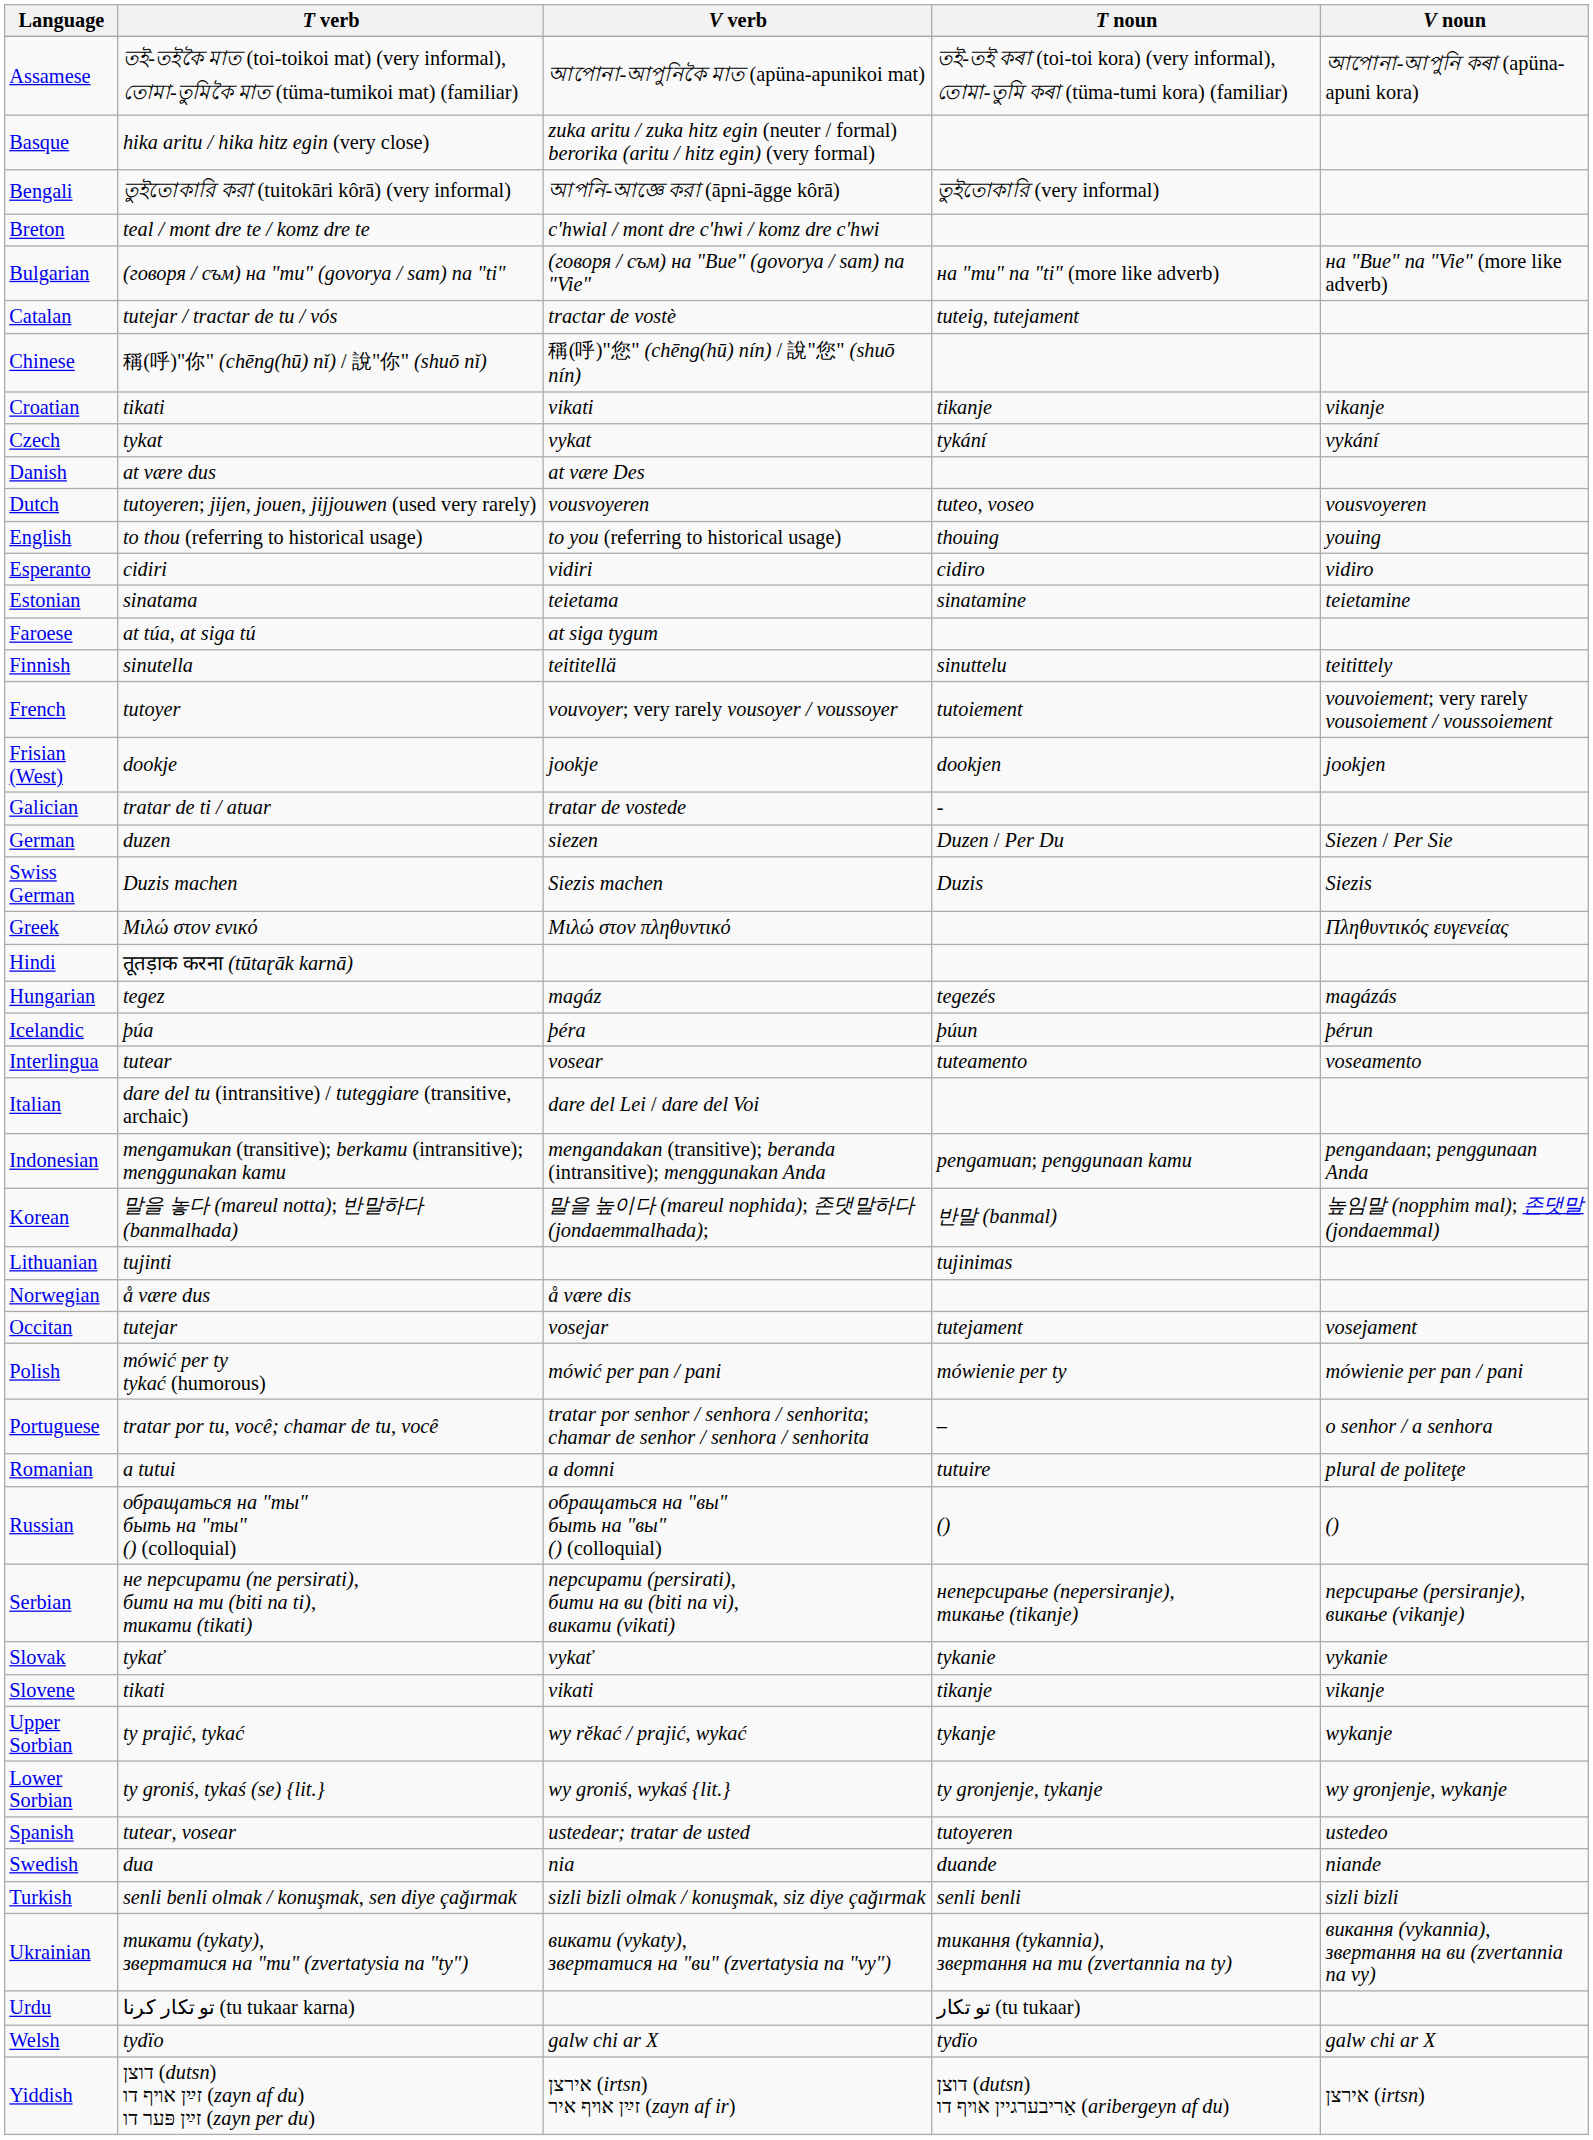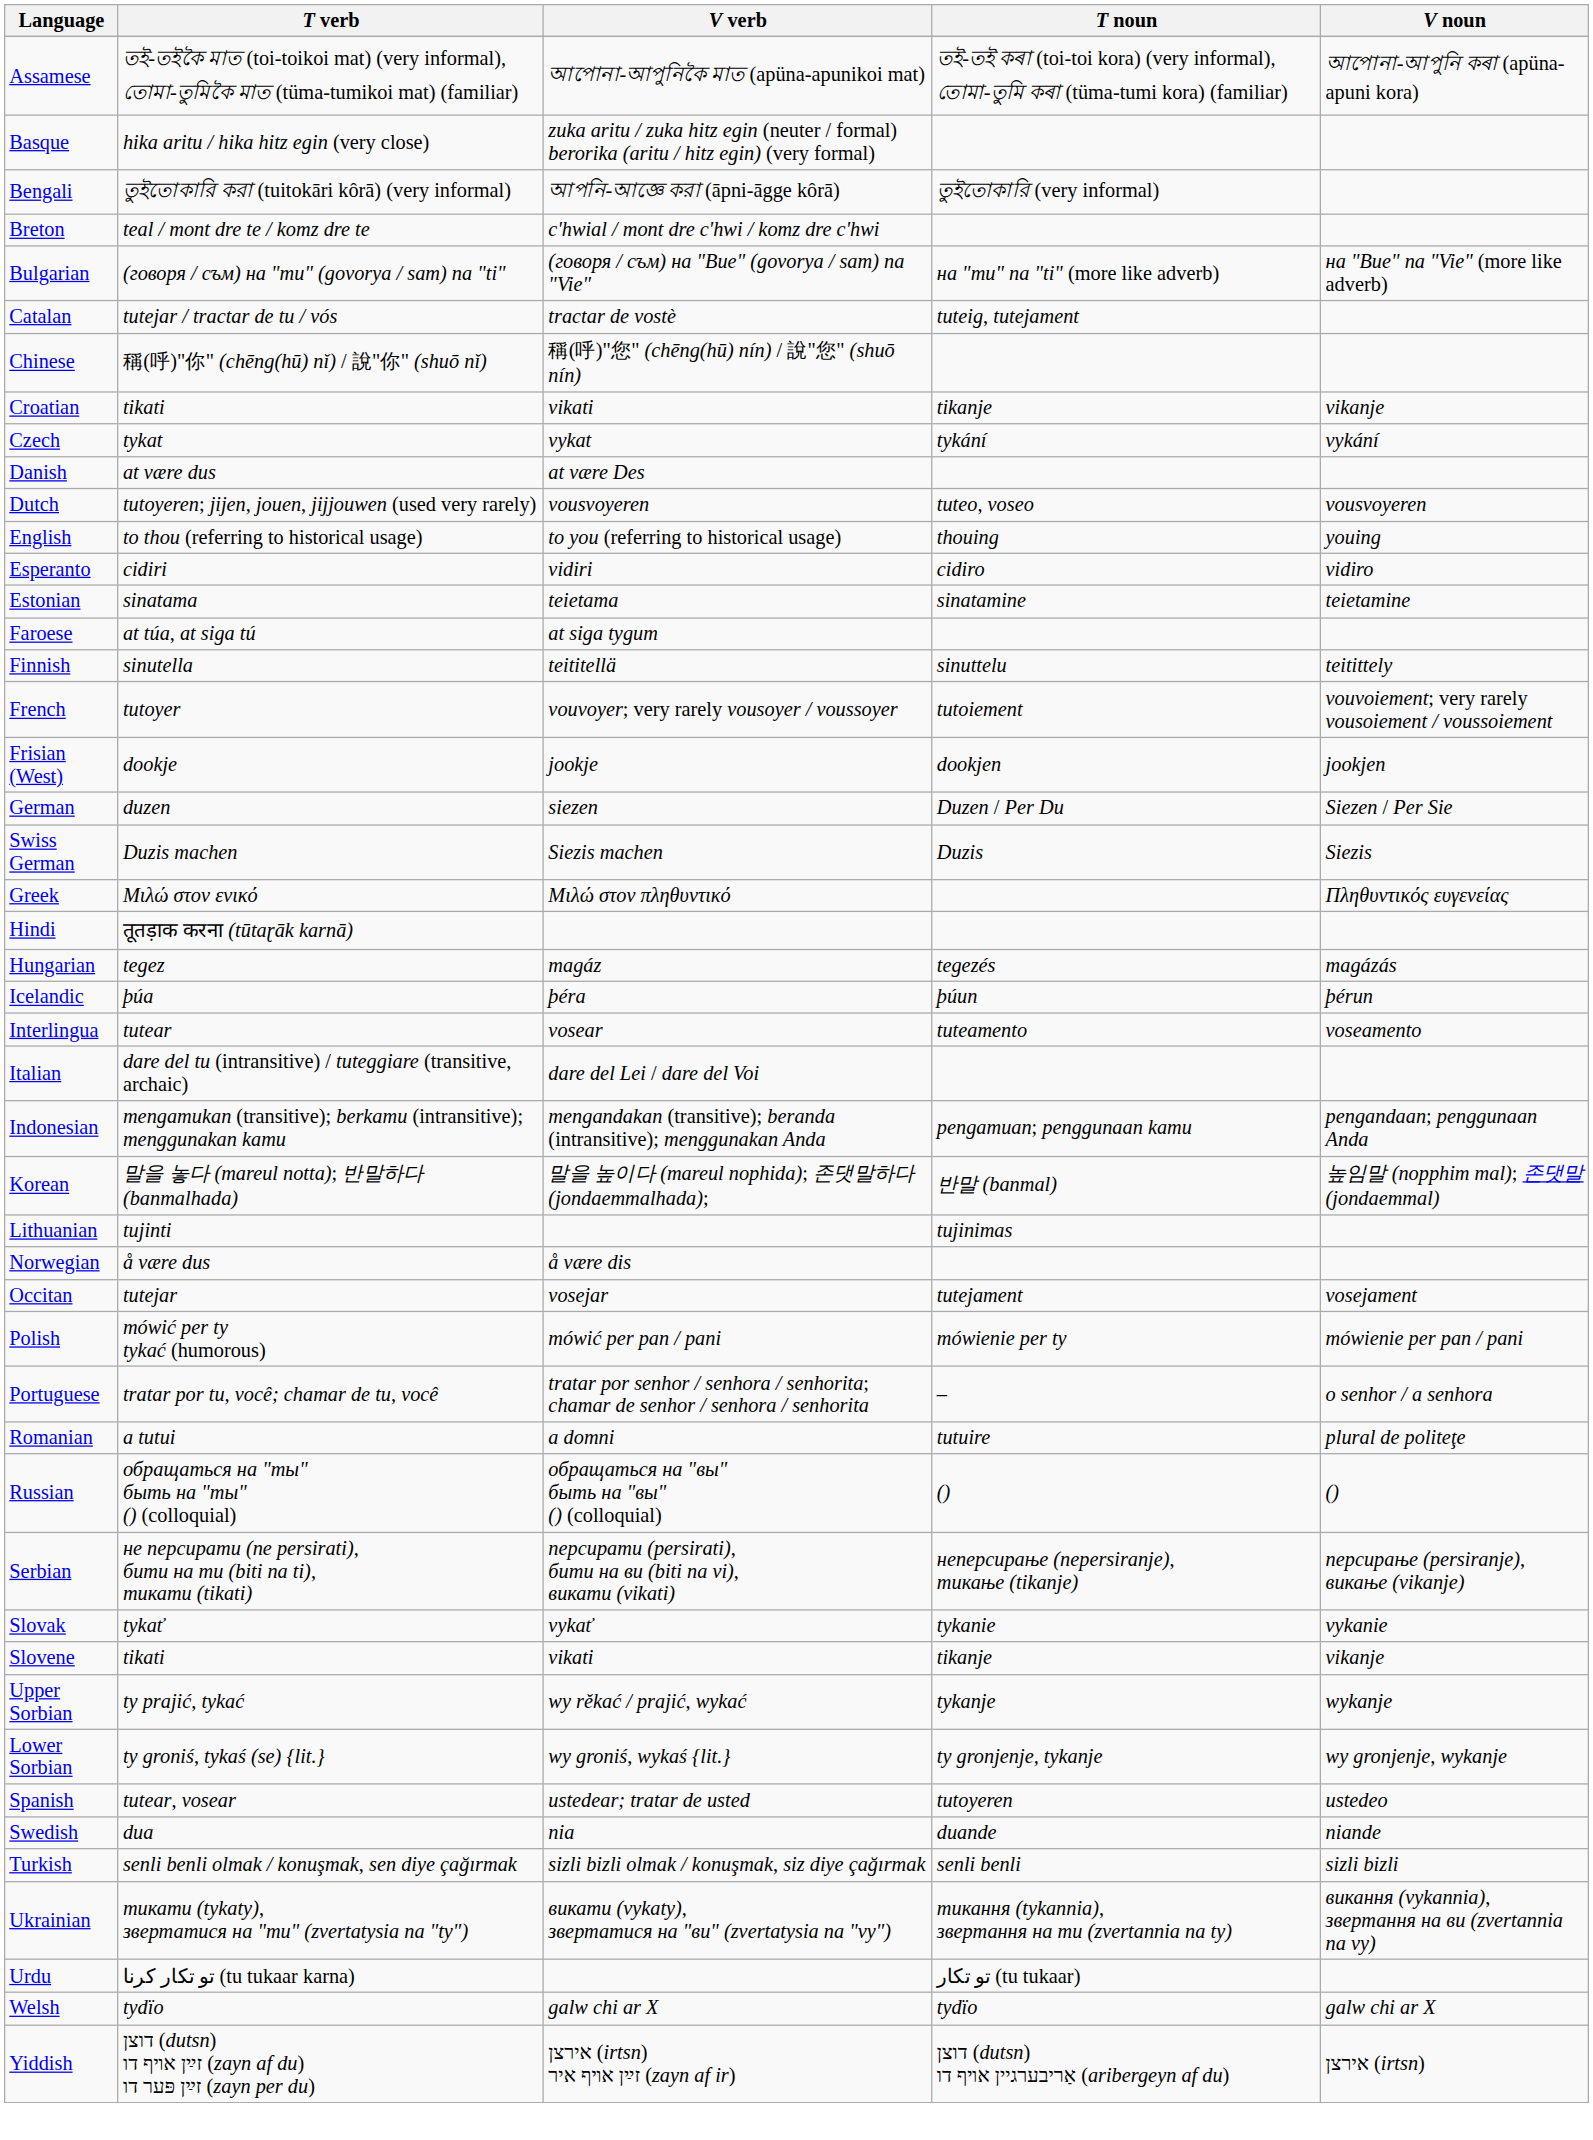- row: (44, 808)
